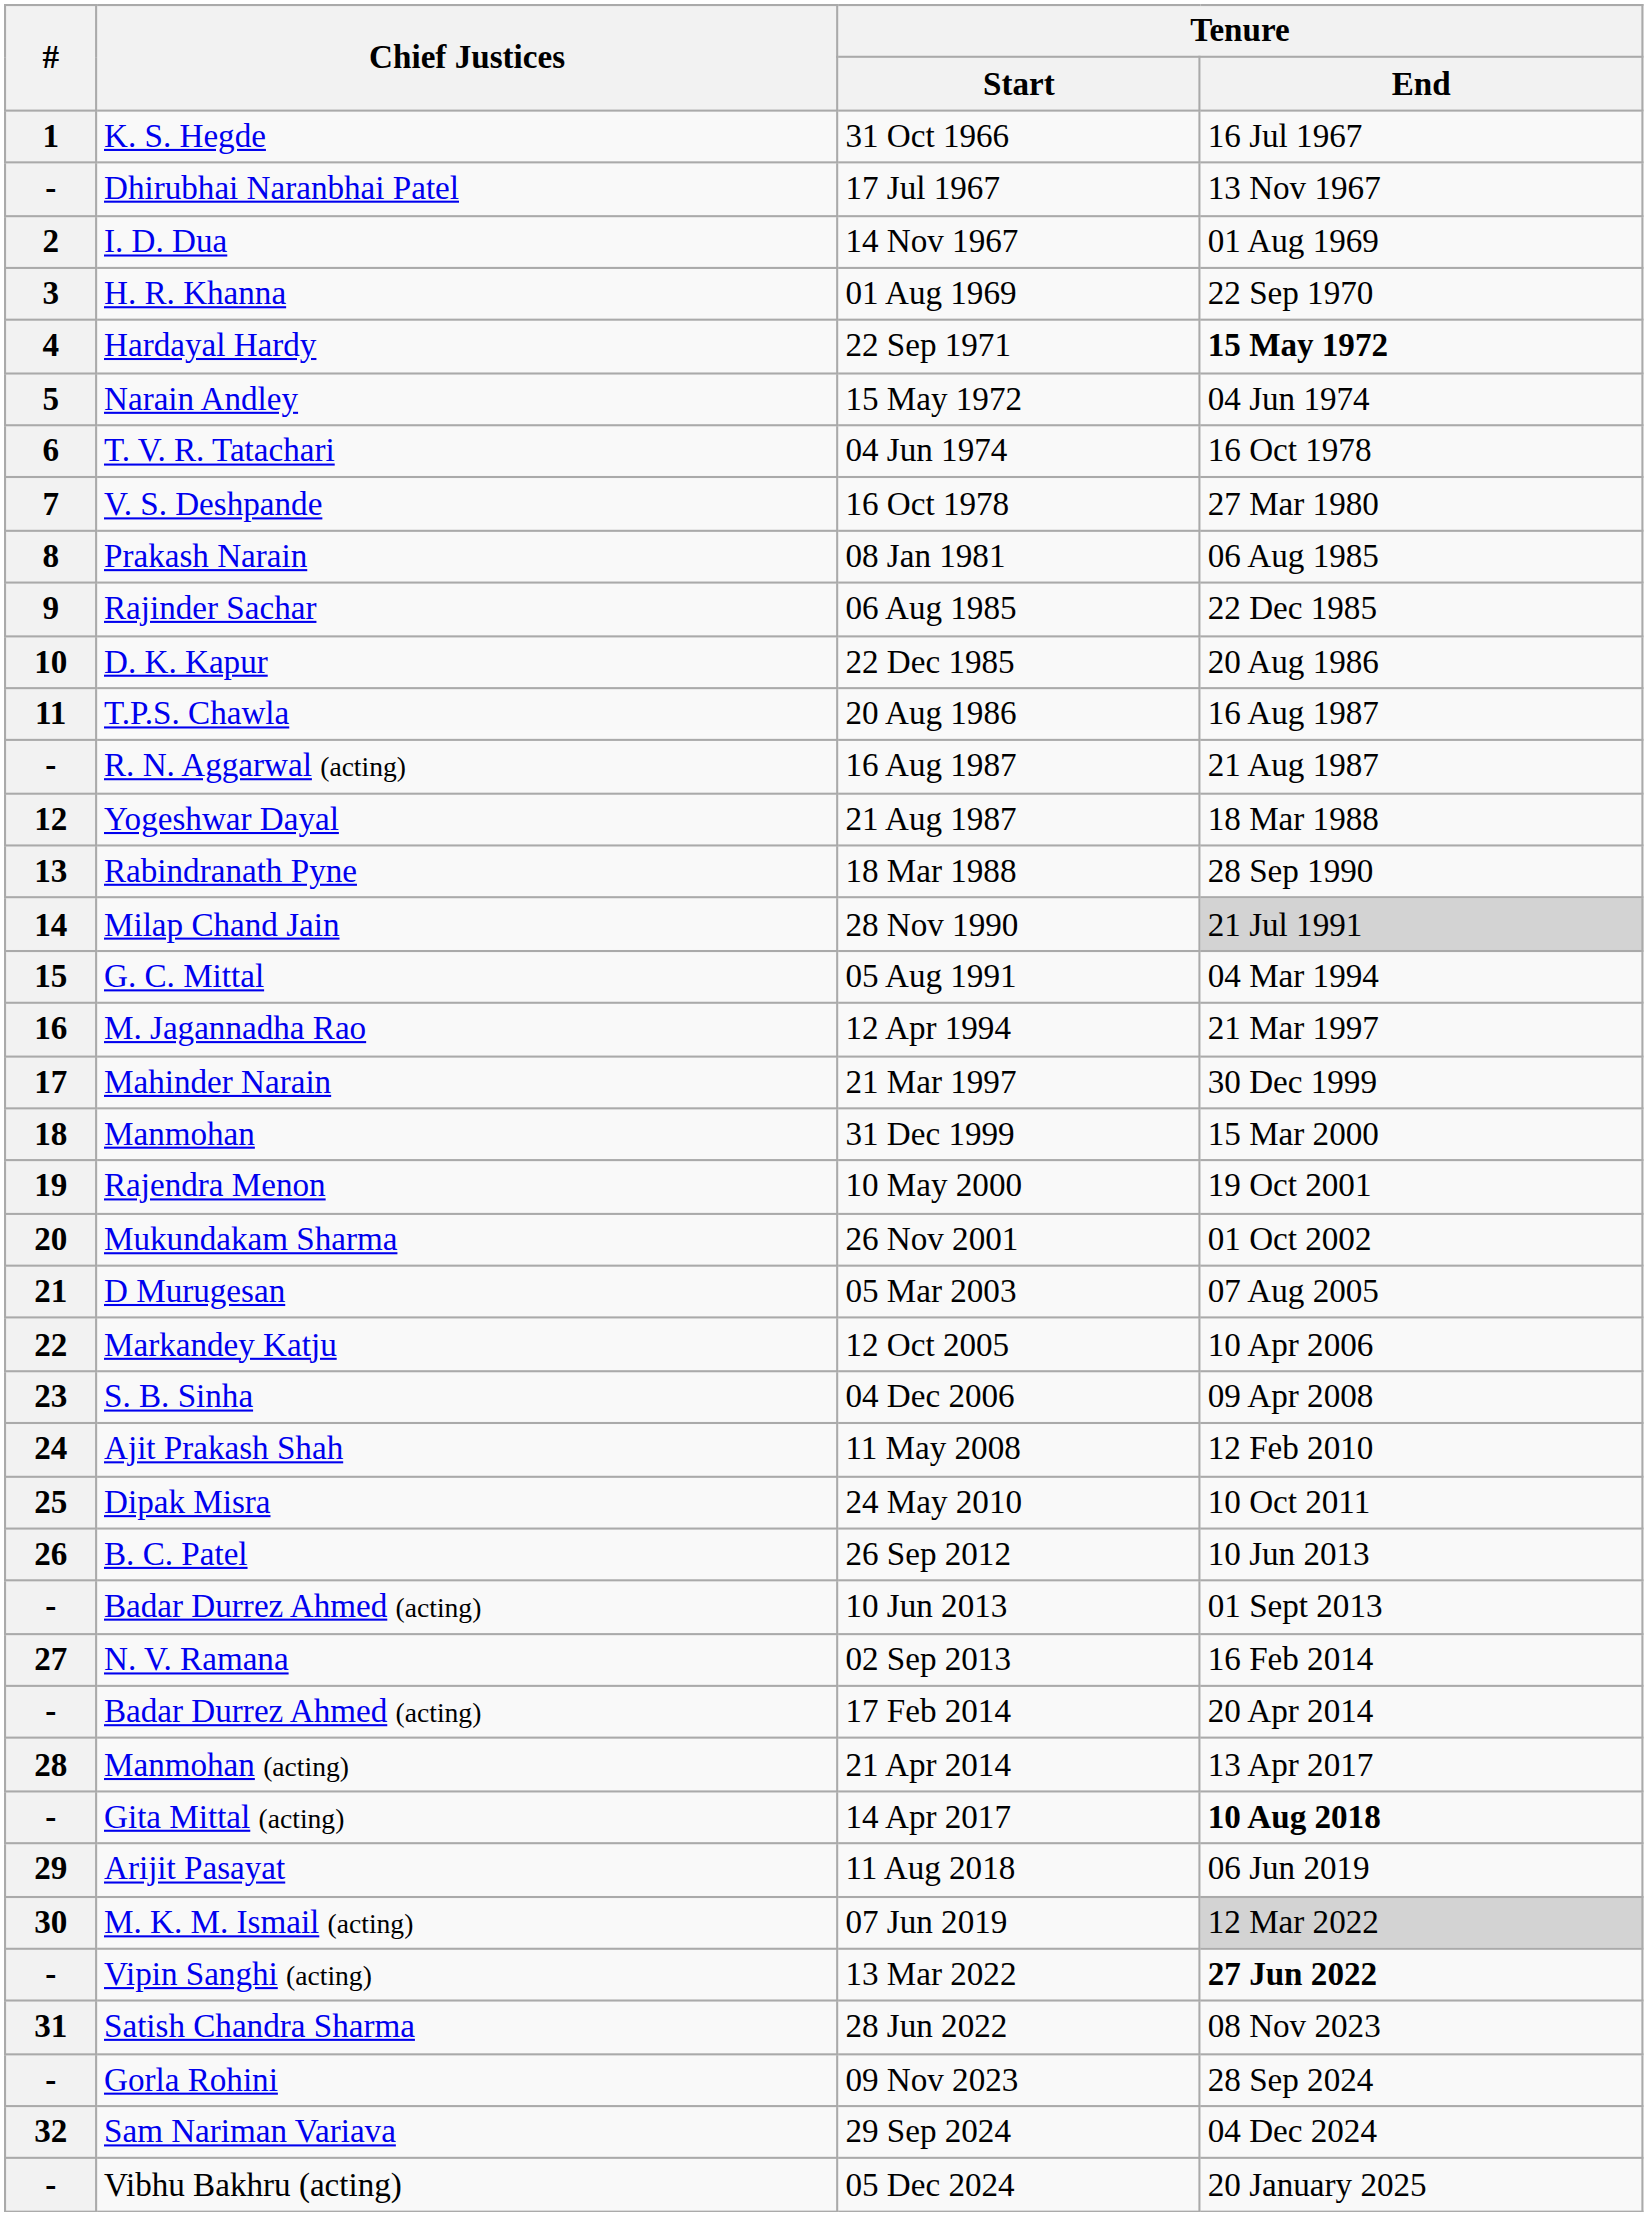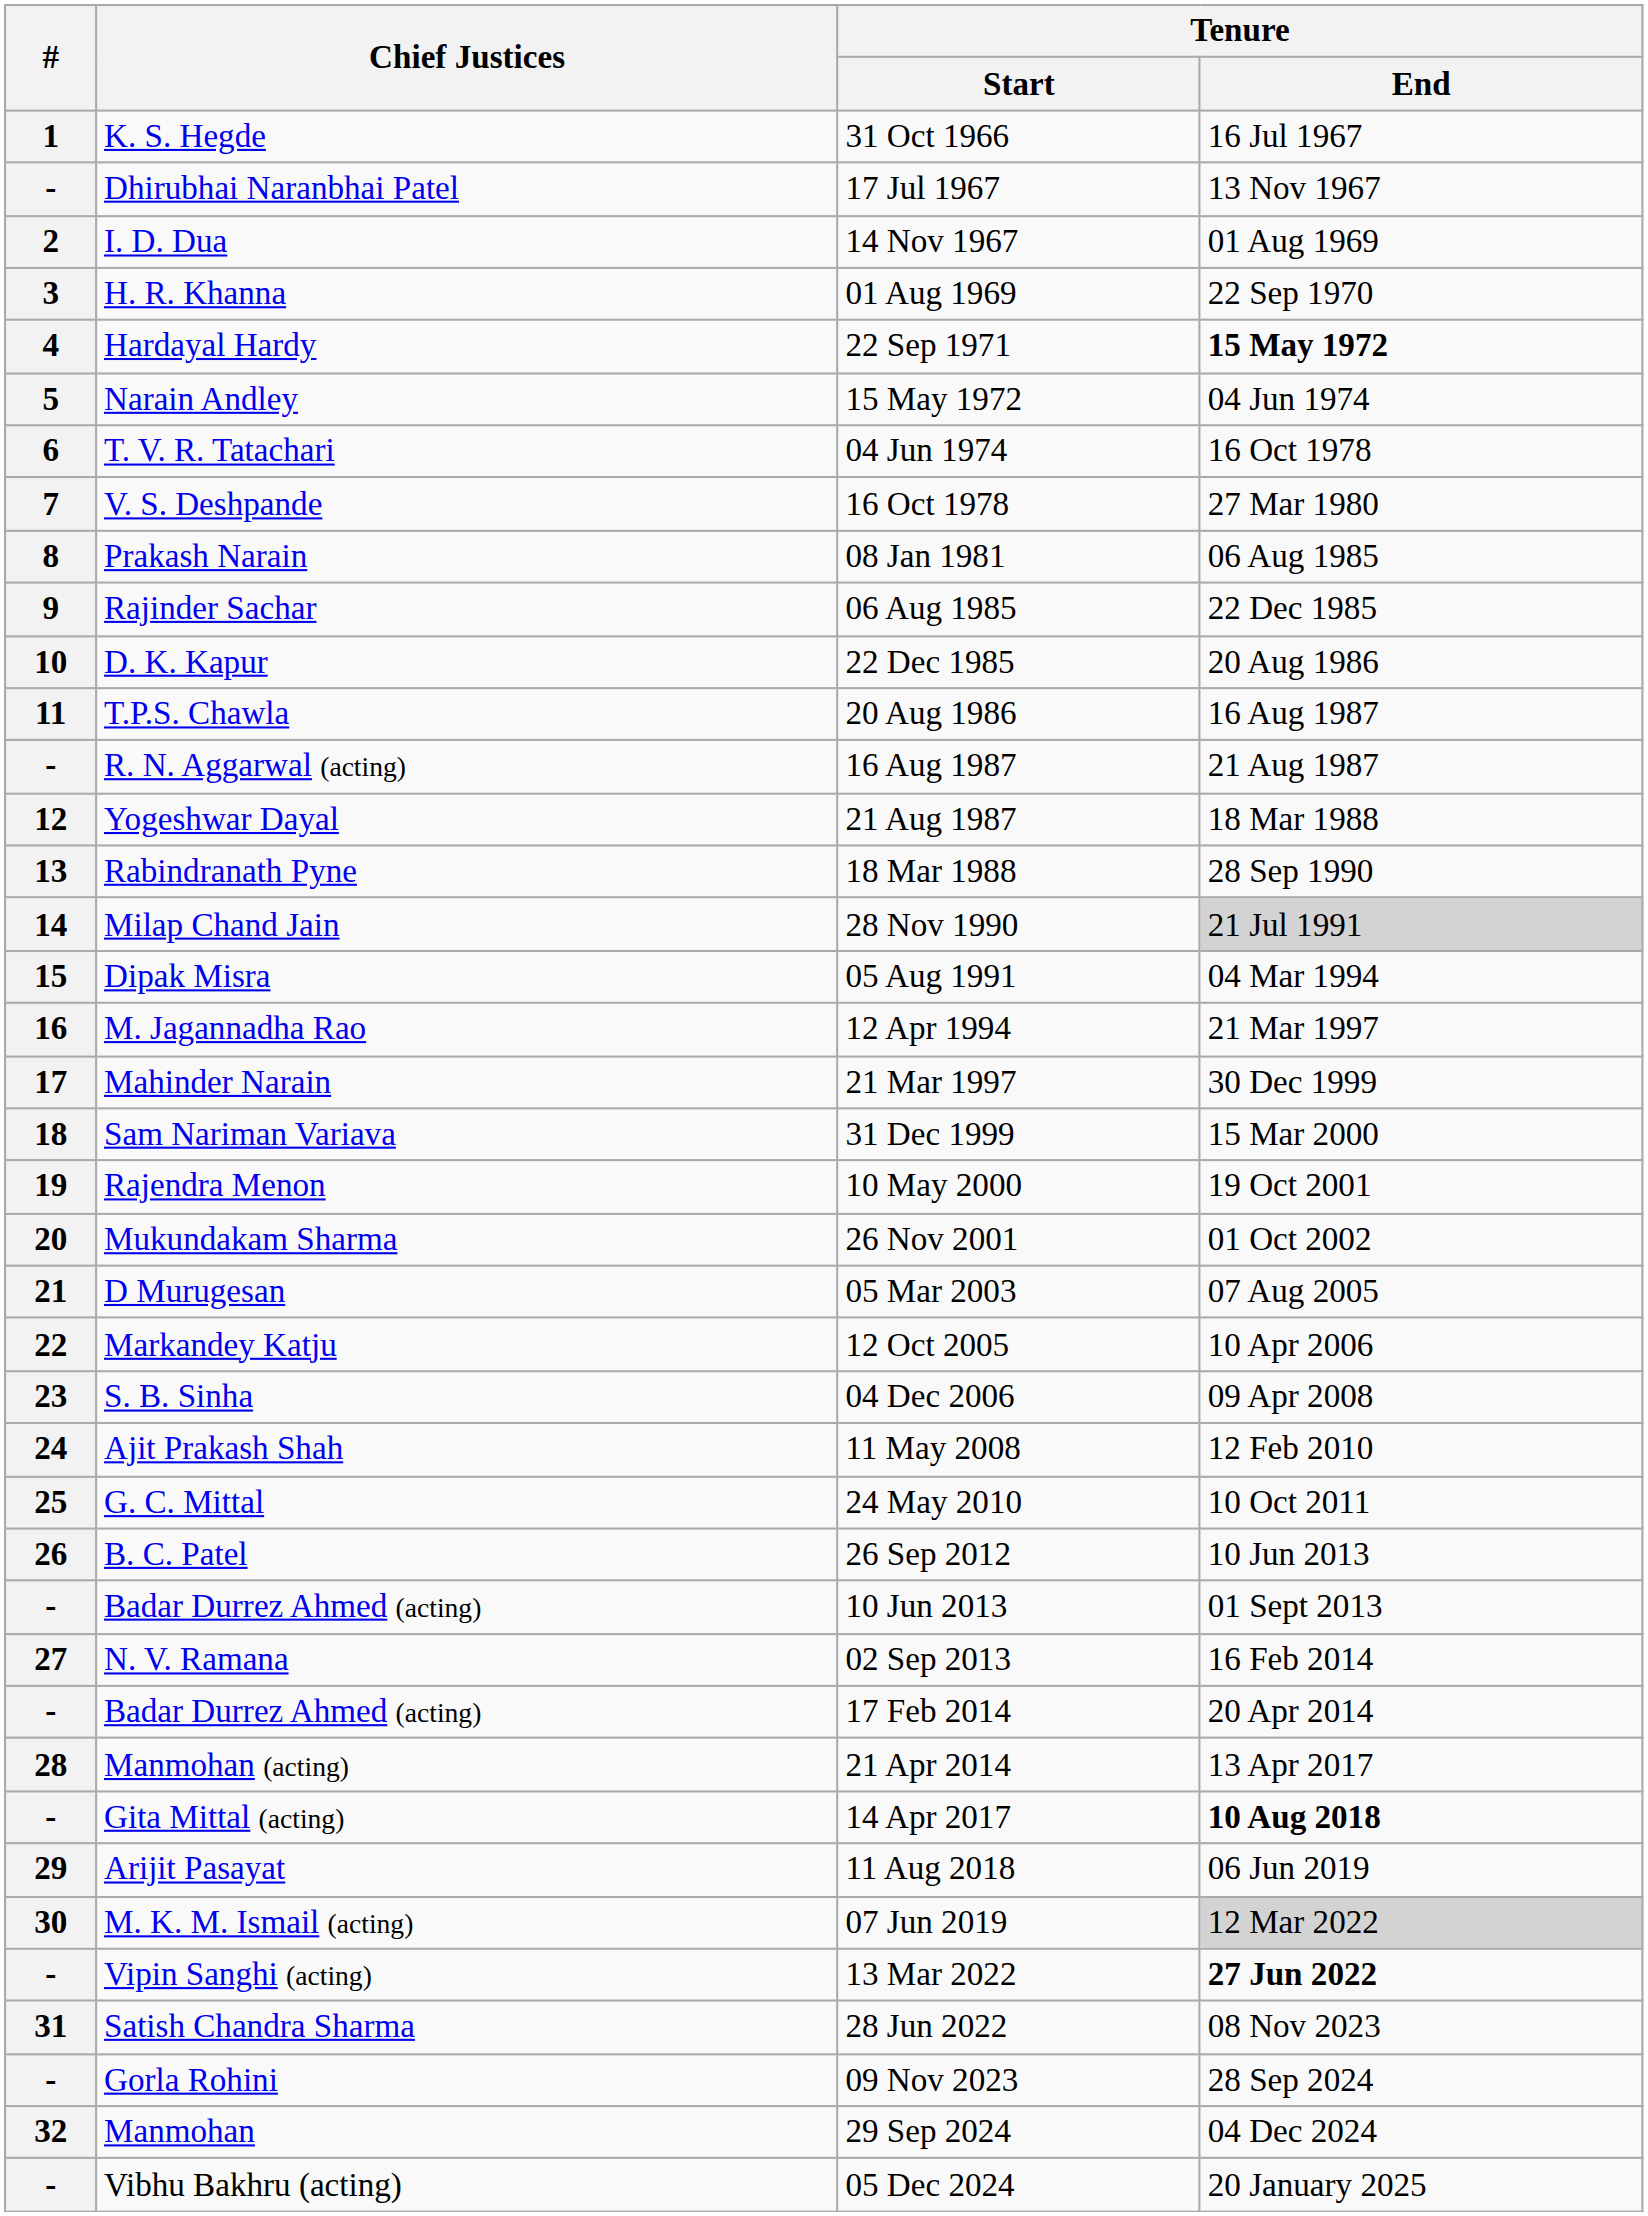(184, 976) G. C. Mittal -> (187, 976) Dipak Misra
(179, 1133) Manmohan -> (250, 1133) Sam Nariman Variava
(187, 1501) Dipak Misra -> (184, 1501) G. C. Mittal
(250, 2131) Sam Nariman Variava -> (179, 2131) Manmohan
